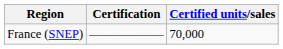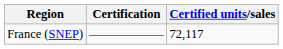(187, 34) 70,000 -> (186, 34) 72,117
